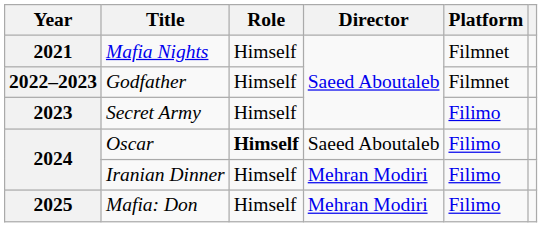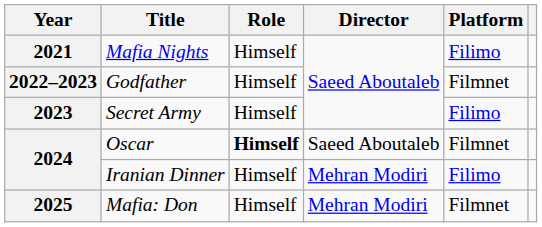(479, 50) Filmnet -> (475, 50) Filimo
(475, 143) Filimo -> (479, 143) Filmnet
(475, 205) Filimo -> (479, 205) Filmnet
